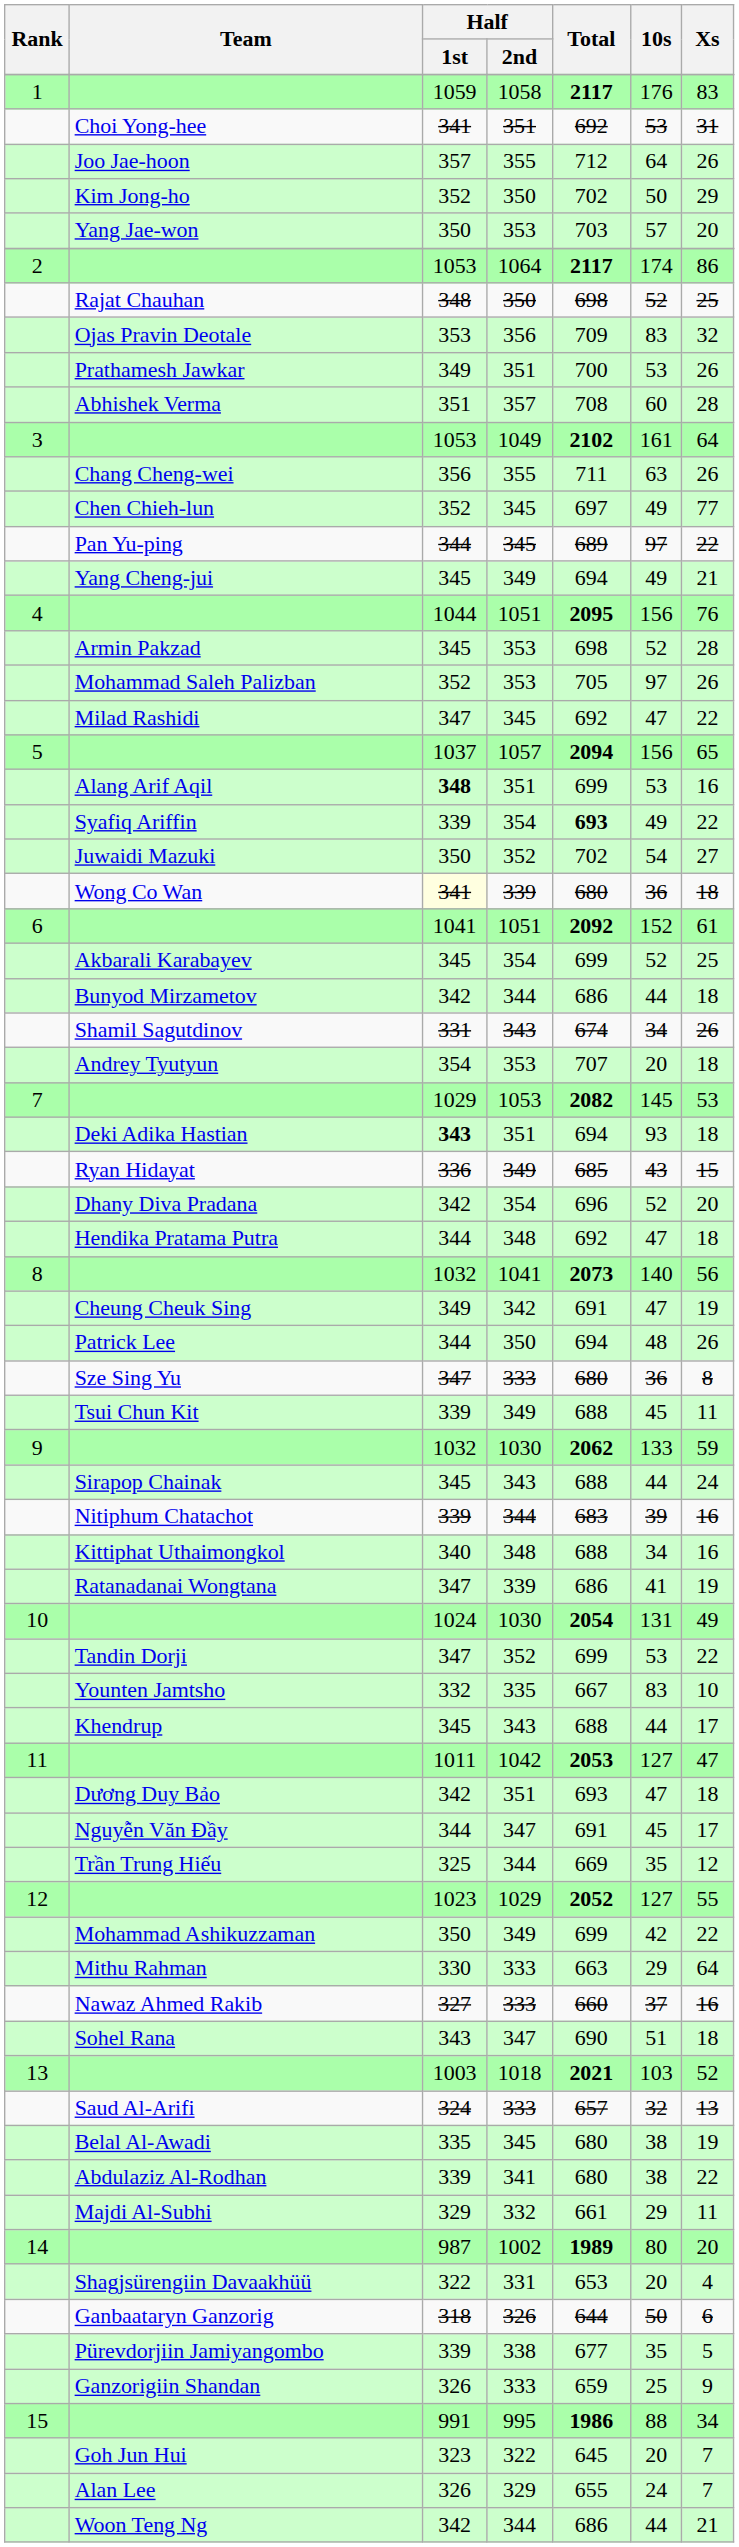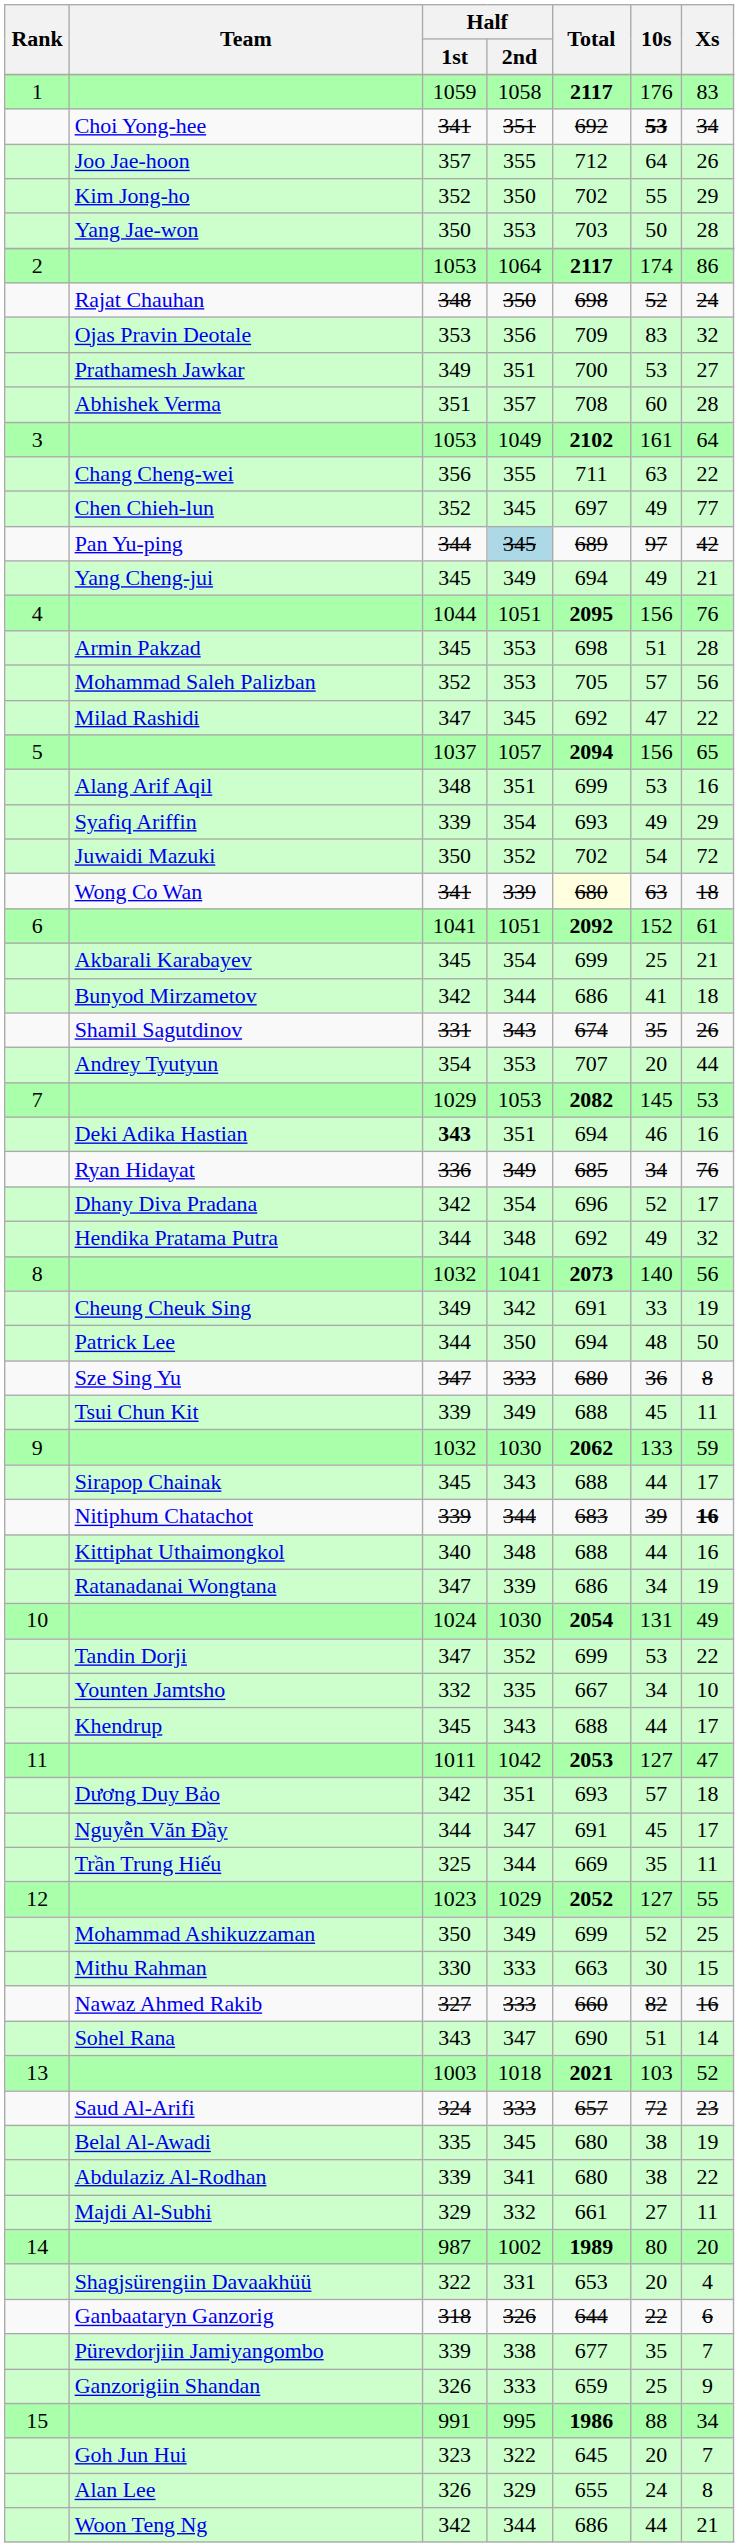(656, 126) normal -> (656, 126) bold
(707, 126) 31 -> (707, 126) 34
(656, 195) 50 -> (656, 195) 55
(656, 230) 57 -> (656, 230) 50
(707, 230) 20 -> (707, 230) 28
(707, 299) 25 -> (707, 299) 24
(707, 369) 26 -> (707, 369) 27
(707, 473) 26 -> (707, 473) 22
(520, 543) no background -> (520, 543) lightblue background
(707, 543) 22 -> (707, 543) 42
(656, 647) 52 -> (656, 647) 51
(656, 682) 97 -> (656, 682) 57
(707, 682) 26 -> (707, 682) 56
(455, 786) bold -> (455, 786) normal
(591, 821) bold -> (591, 821) normal
(707, 821) 22 -> (707, 821) 29
(707, 856) 27 -> (707, 856) 72
(455, 890) lightyellow background -> (455, 890) no background
(591, 890) no background -> (591, 890) lightyellow background
(656, 890) 36 -> (656, 890) 63
(656, 960) 52 -> (656, 960) 25
(707, 960) 25 -> (707, 960) 21
(656, 995) 44 -> (656, 995) 41
(656, 1030) 34 -> (656, 1030) 35
(707, 1064) 18 -> (707, 1064) 44
(656, 1134) 93 -> (656, 1134) 46
(707, 1134) 18 -> (707, 1134) 16
(656, 1169) 43 -> (656, 1169) 34
(707, 1169) 15 -> (707, 1169) 76
(707, 1203) 20 -> (707, 1203) 17
(656, 1238) 47 -> (656, 1238) 49
(707, 1238) 18 -> (707, 1238) 32
(656, 1308) 47 -> (656, 1308) 33
(707, 1342) 26 -> (707, 1342) 50
(707, 1481) 24 -> (707, 1481) 17
(707, 1516) normal -> (707, 1516) bold
(656, 1551) 34 -> (656, 1551) 44
(656, 1586) 41 -> (656, 1586) 34
(656, 1690) 83 -> (656, 1690) 34
(656, 1794) 47 -> (656, 1794) 57
(707, 1864) 12 -> (707, 1864) 11
(656, 1933) 42 -> (656, 1933) 52
(707, 1933) 22 -> (707, 1933) 25
(656, 1968) 29 -> (656, 1968) 30
(707, 1968) 64 -> (707, 1968) 15
(656, 2003) 37 -> (656, 2003) 82
(707, 2038) 18 -> (707, 2038) 14
(656, 2107) 32 -> (656, 2107) 72
(707, 2107) 13 -> (707, 2107) 23
(656, 2211) 29 -> (656, 2211) 27
(656, 2316) 50 -> (656, 2316) 22
(707, 2351) 5 -> (707, 2351) 7
(707, 2490) 7 -> (707, 2490) 8
